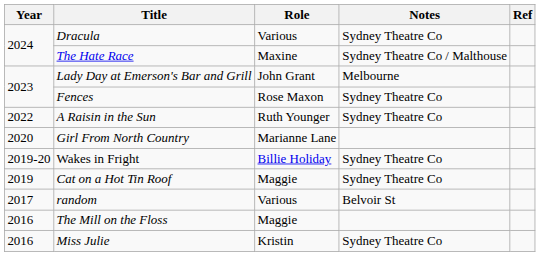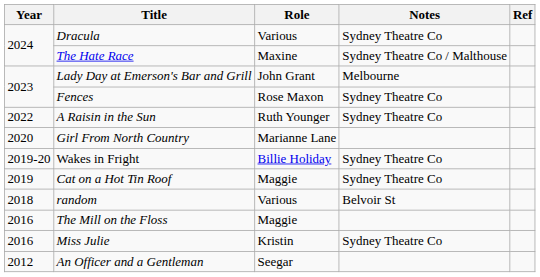(20, 199) 2017 -> (20, 199) 2018
+ row: (130, 261)
